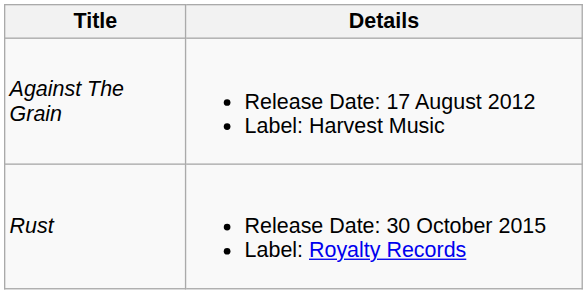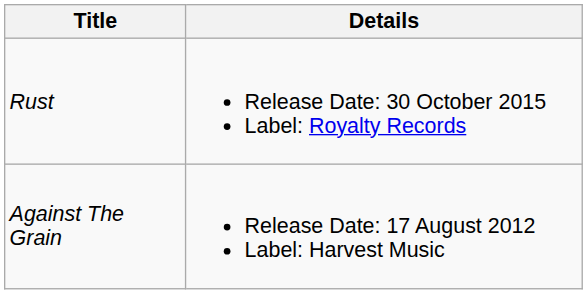rows swapped: (32, 226) <-> (67, 101)
